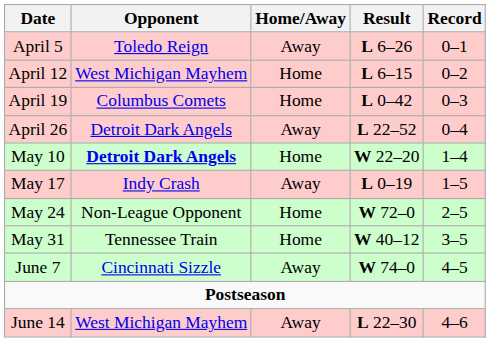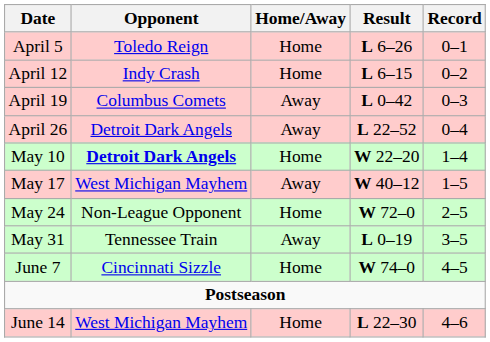(301, 45) Away -> (301, 45) Home
(161, 73) West Michigan Mayhem -> (161, 73) Indy Crash
(301, 101) Home -> (301, 101) Away
(161, 184) Indy Crash -> (161, 184) West Michigan Mayhem
(387, 184) L 0–19 -> (387, 184) W 40–12
(301, 239) Home -> (301, 239) Away
(387, 239) W 40–12 -> (387, 239) L 0–19
(301, 267) Away -> (301, 267) Home
(301, 322) Away -> (301, 322) Home
